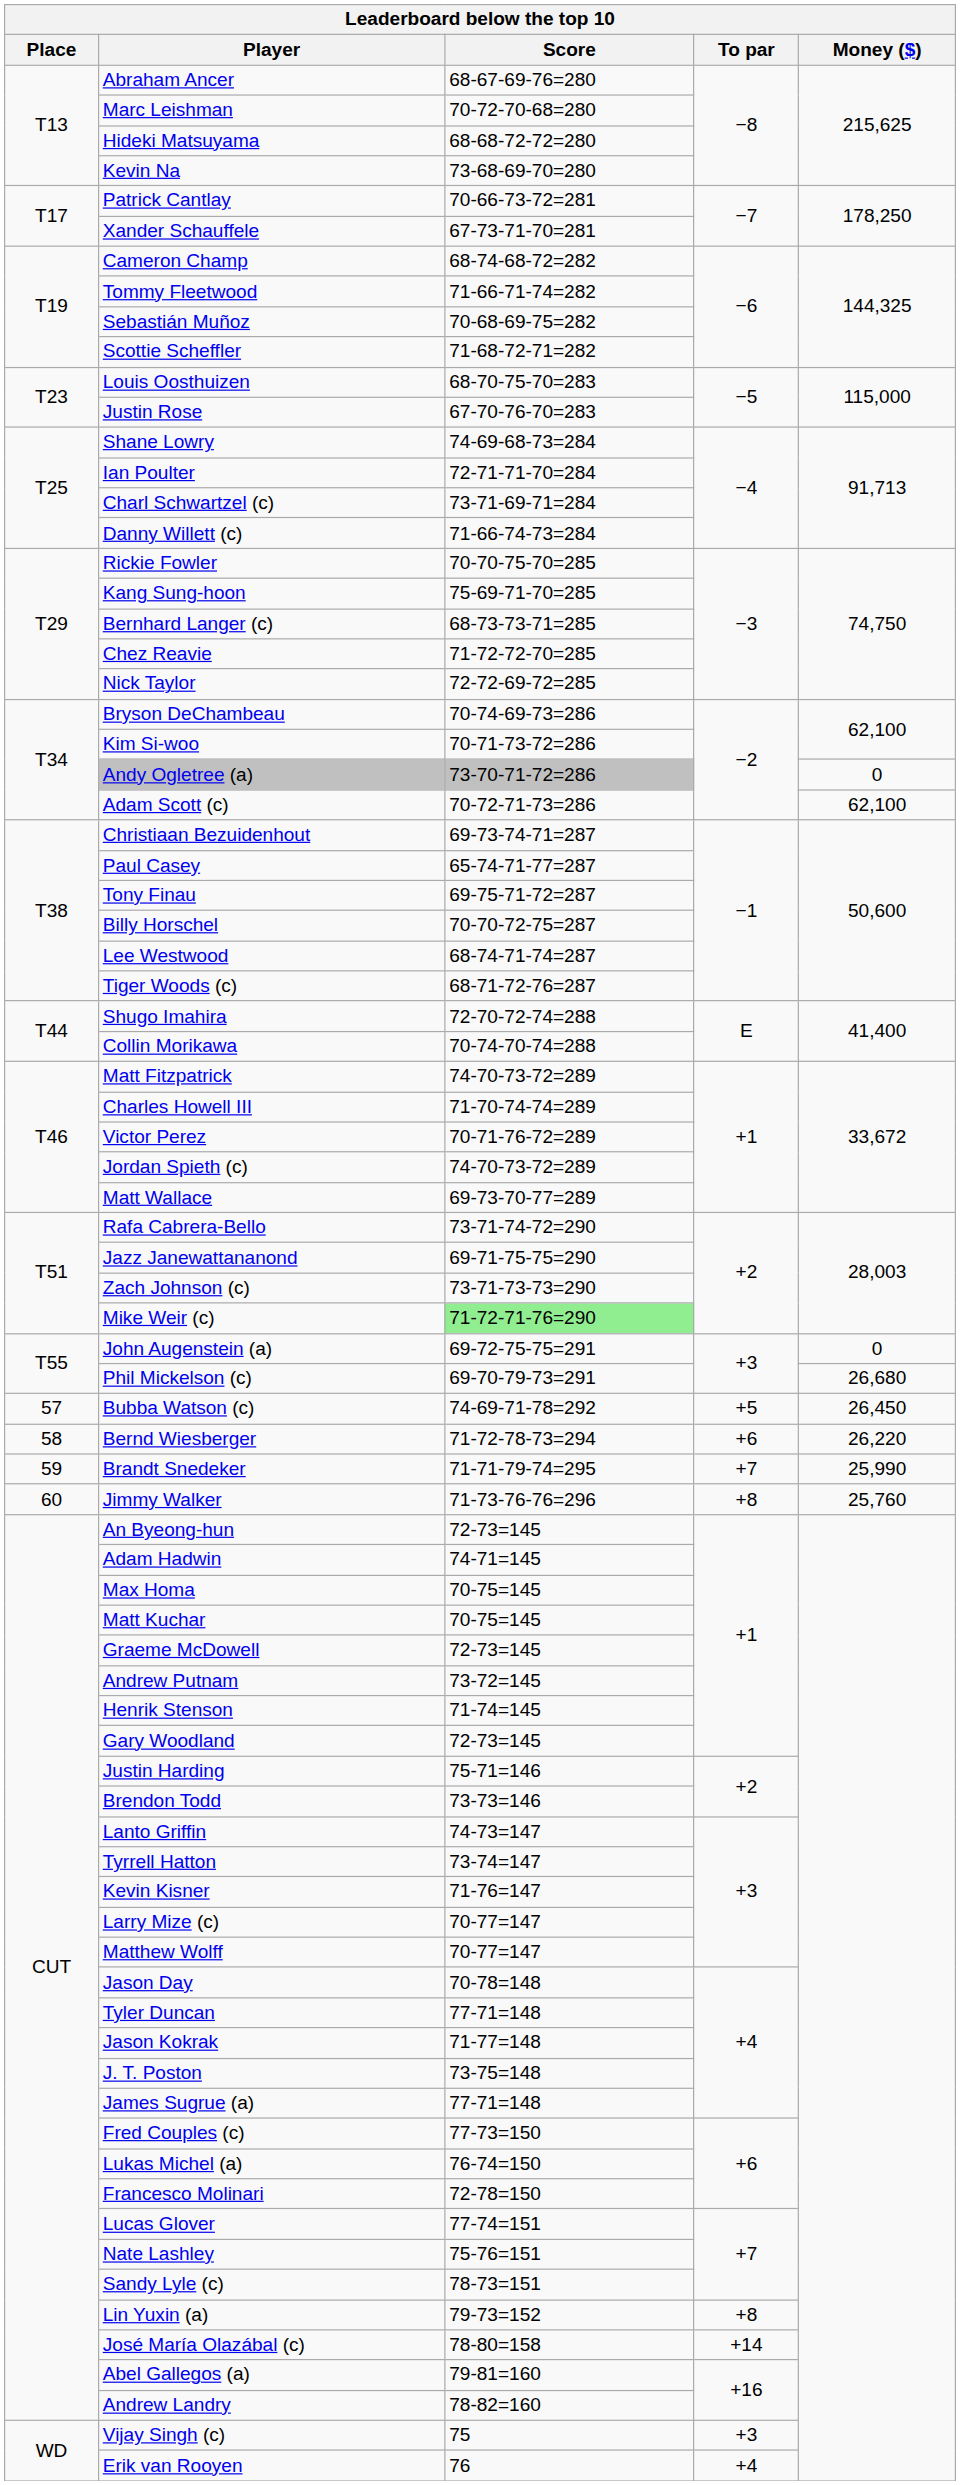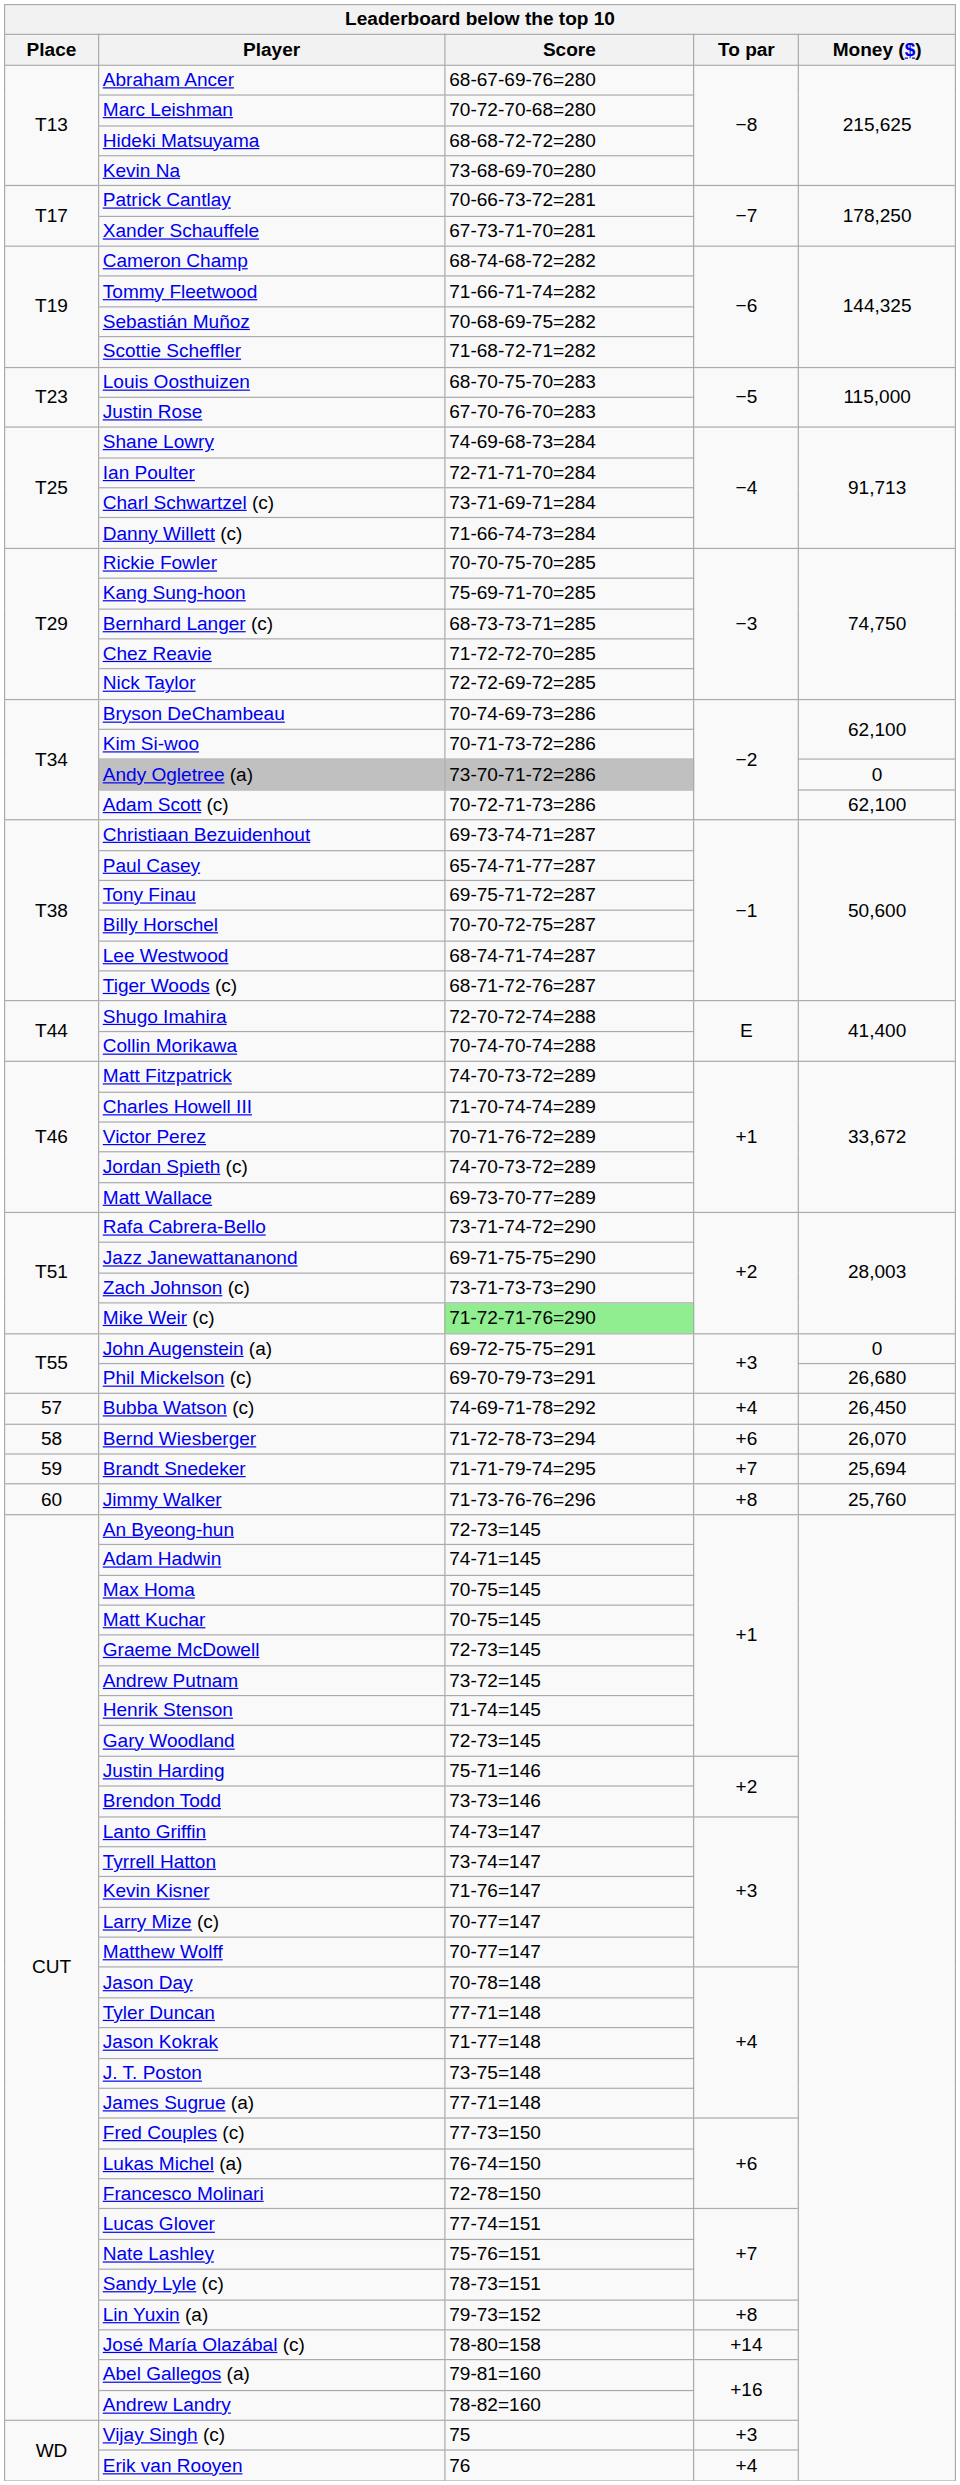(746, 1408) +5 -> (746, 1408) +4
(877, 1438) 26,220 -> (877, 1438) 26,070
(877, 1469) 25,990 -> (877, 1469) 25,694
